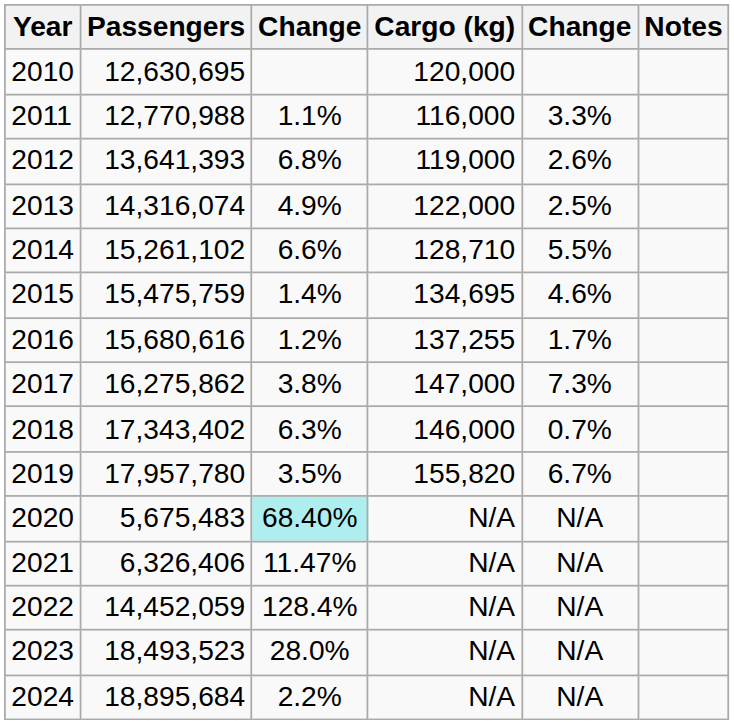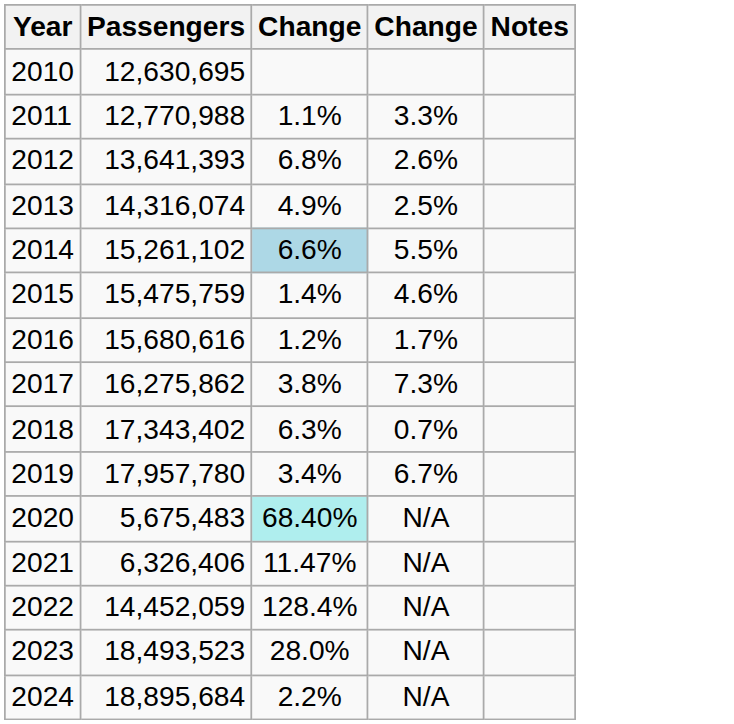- column: (445, 26)
(310, 250) no background -> (310, 250) lightblue background
(310, 473) 3.5% -> (310, 473) 3.4%
